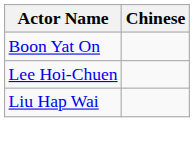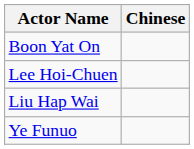+ row: (43, 130)
